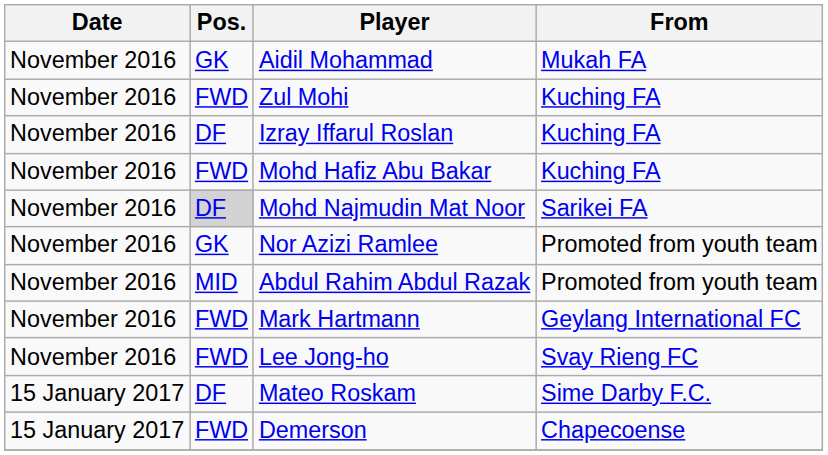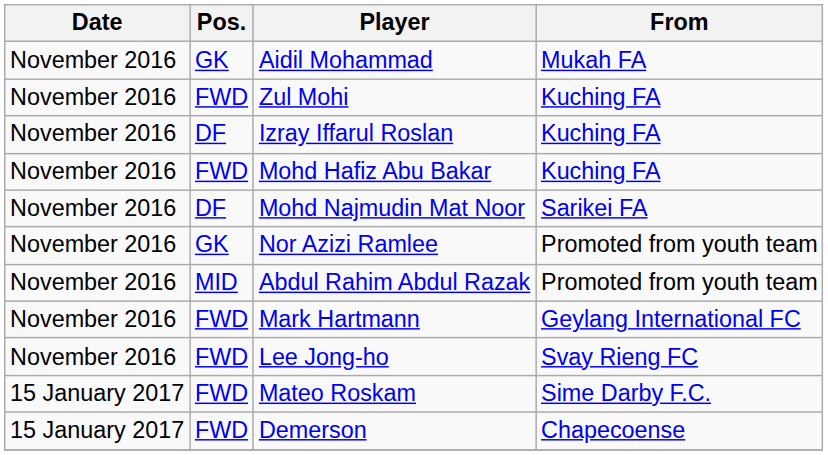(210, 208) lightgrey background -> (210, 208) no background
(210, 393) DF -> (222, 393) FWD
